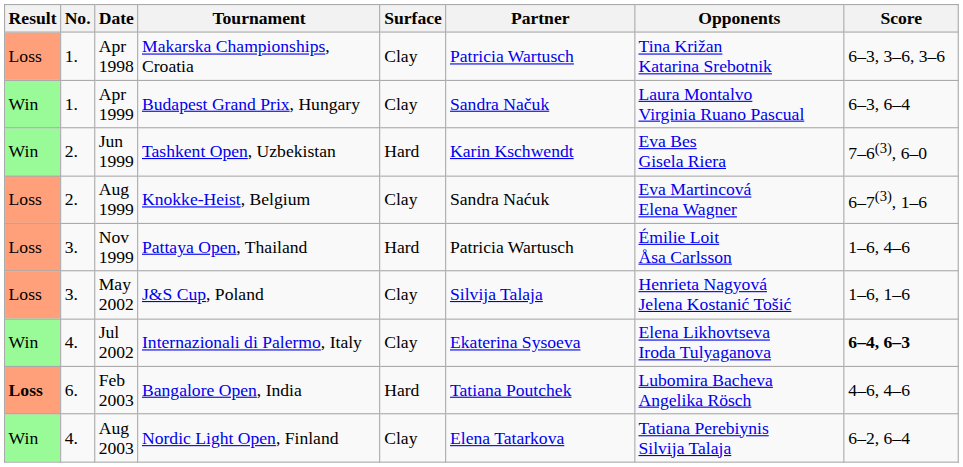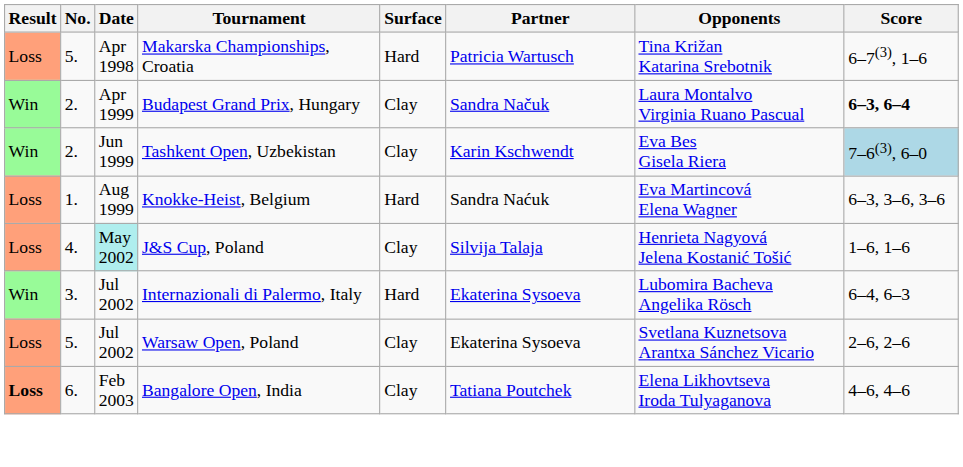(71, 56) 1. -> (71, 56) 5.
(401, 56) Clay -> (402, 56) Hard
(897, 56) 6–3, 3–6, 3–6 -> (888, 56) 6–7(3), 1–6
(71, 103) 1. -> (71, 103) 2.
(879, 103) normal -> (879, 103) bold
(402, 151) Hard -> (401, 151) Clay
(888, 151) no background -> (888, 151) lightblue background
(71, 199) 2. -> (71, 199) 1.
(401, 199) Clay -> (402, 199) Hard
(888, 199) 6–7(3), 1–6 -> (897, 199) 6–3, 3–6, 3–6
- row: (225, 247)
(71, 294) 3. -> (71, 247) 4.
(116, 294) no background -> (116, 247) paleturquoise background
(71, 342) 4. -> (71, 294) 3.
(401, 342) Clay -> (402, 294) Hard
(705, 342) Elena Likhovtseva Iroda Tulyaganova -> (706, 294) Lubomira Bacheva Angelika Rösch
(879, 342) bold -> (879, 294) normal
+ row: (220, 342)
(402, 390) Hard -> (401, 390) Clay
(706, 390) Lubomira Bacheva Angelika Rösch -> (705, 390) Elena Likhovtseva Iroda Tulyaganova
- row: (240, 437)
